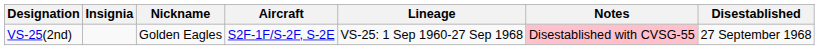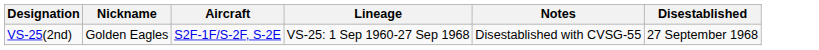- column: (109, 14)
(612, 34) pink background -> (558, 34) no background
